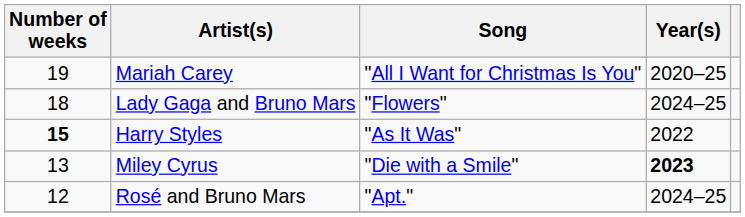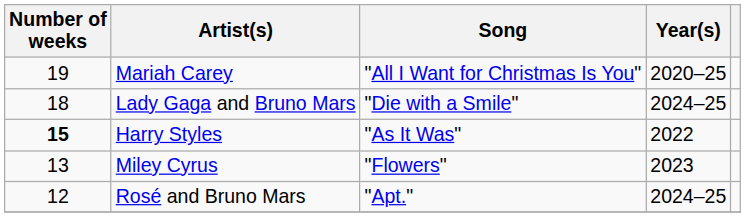(406, 103) "Flowers" -> (441, 103) "Die with a Smile"
(441, 165) "Die with a Smile" -> (406, 165) "Flowers"
(672, 165) bold -> (672, 165) normal
